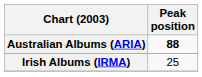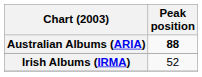(173, 62) 25 -> (173, 62) 52
